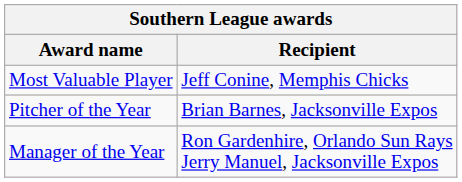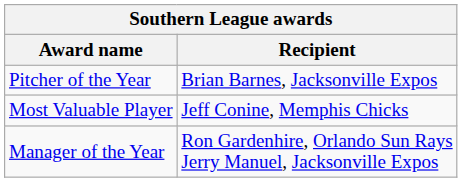rows swapped: (91, 79) <-> (80, 110)
